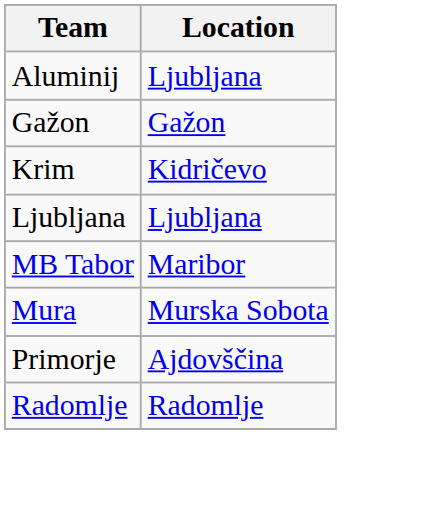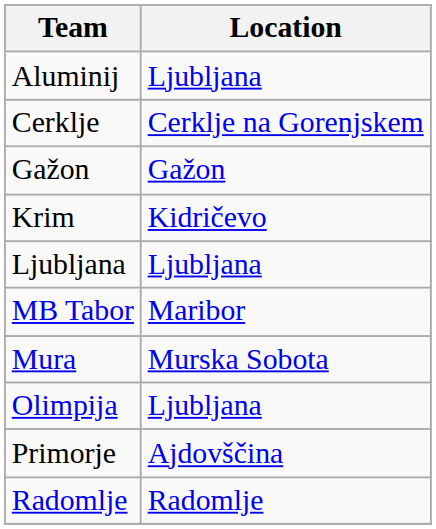+ row: (56, 122)
+ row: (65, 405)
